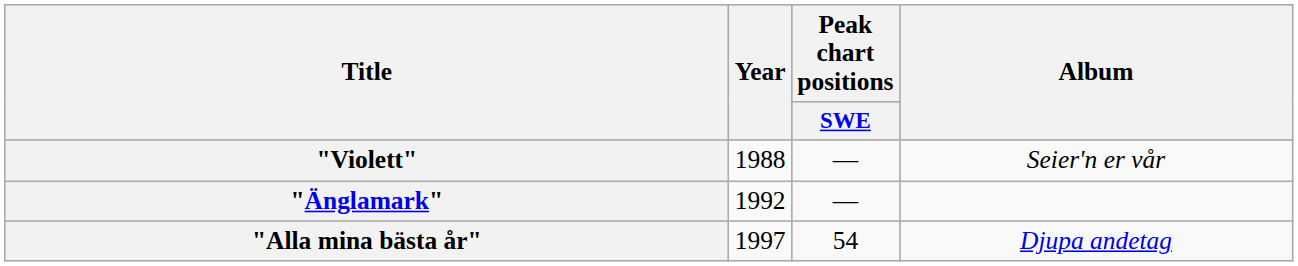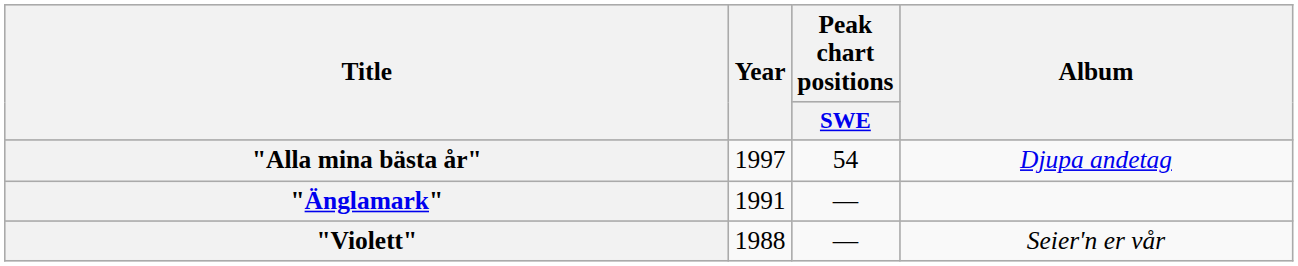rows swapped: (367, 160) <-> (367, 240)
(760, 200) 1992 -> (760, 200) 1991
